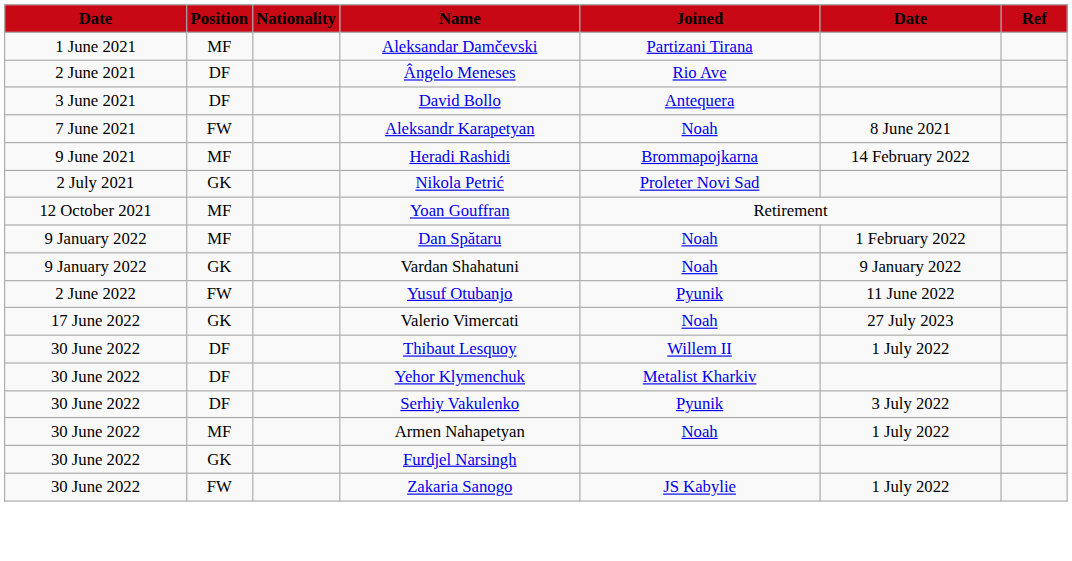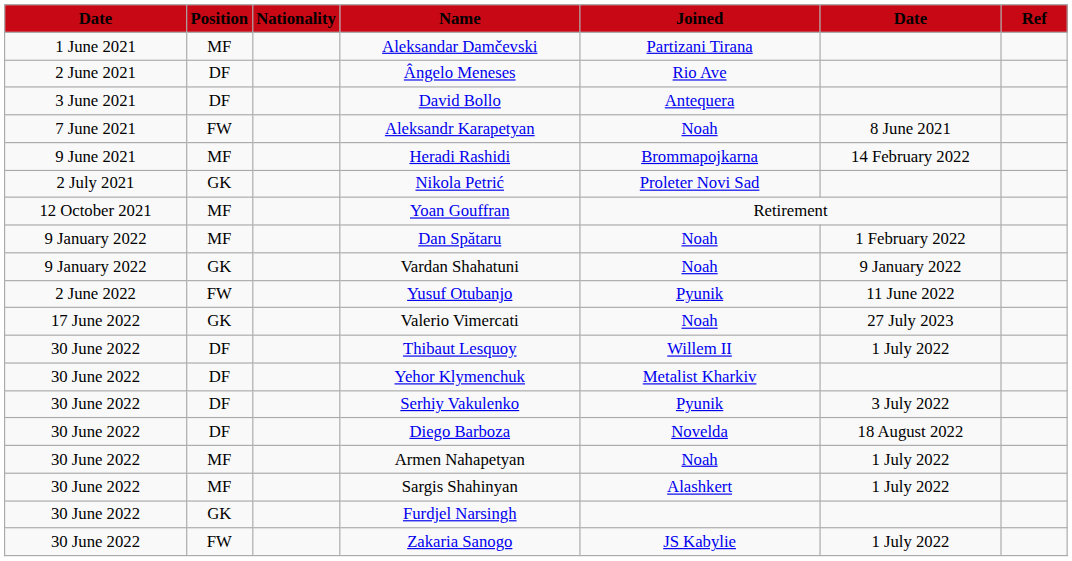+ row: (460, 431)
+ row: (460, 487)
